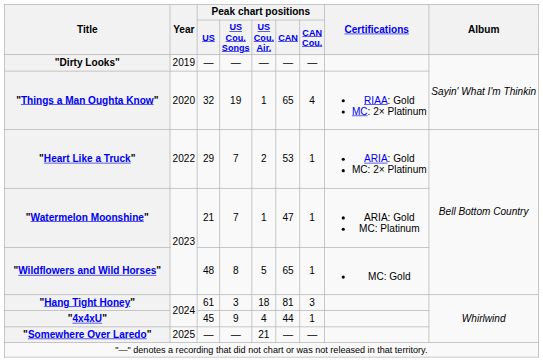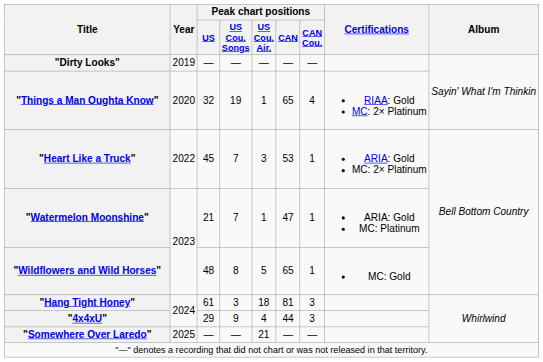(209, 159) 29 -> (209, 159) 45
(264, 159) 2 -> (264, 159) 3
(209, 318) 45 -> (209, 318) 29
(312, 318) 1 -> (312, 318) 3
